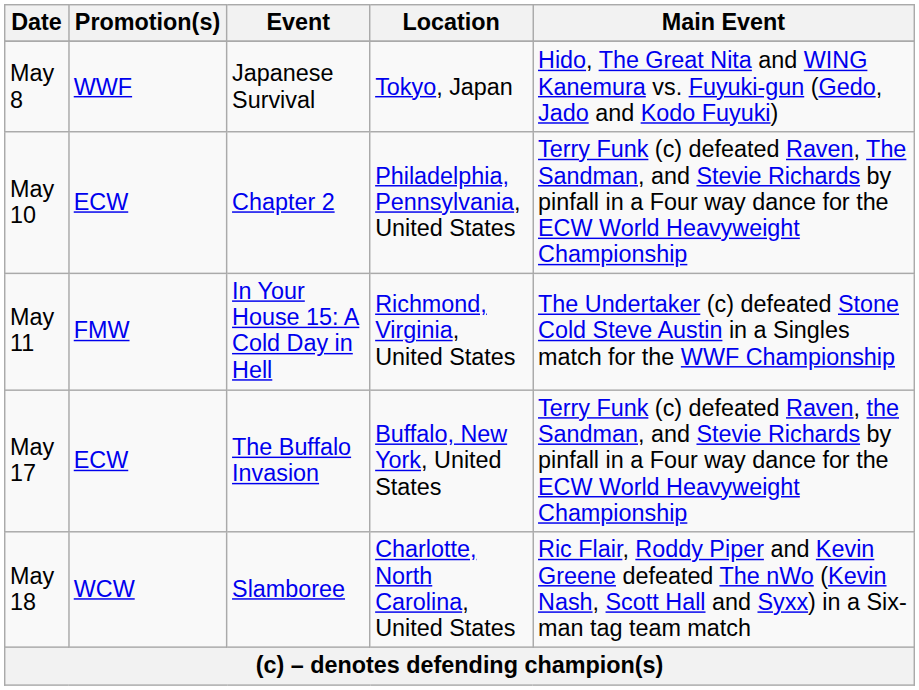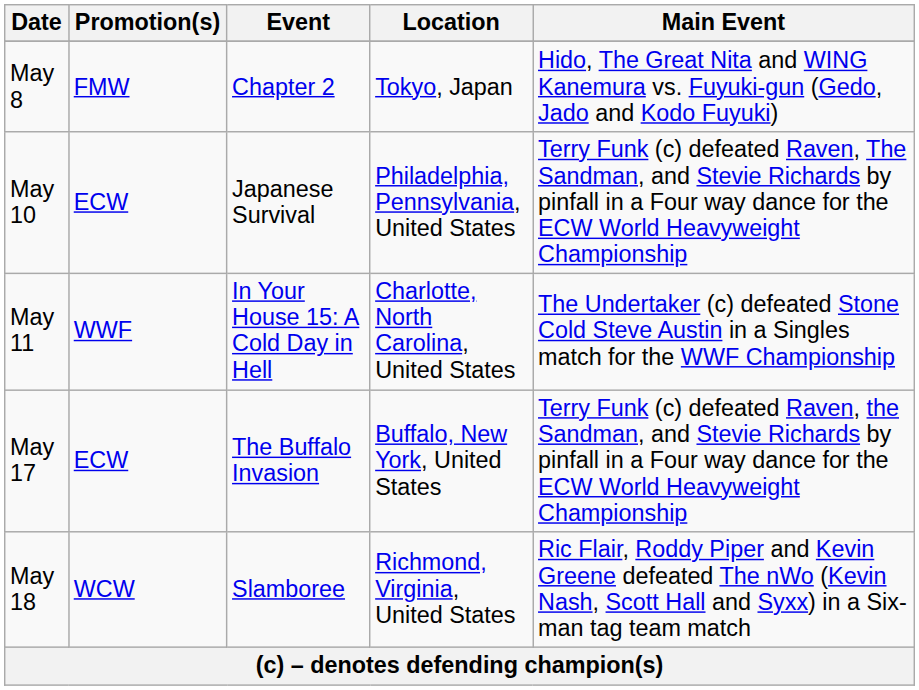(103, 86) WWF -> (102, 86) FMW
(283, 86) Japanese Survival -> (283, 86) Chapter 2
(283, 202) Chapter 2 -> (283, 202) Japanese Survival
(102, 331) FMW -> (103, 331) WWF
(445, 331) Richmond, Virginia, United States -> (445, 331) Charlotte, North Carolina, United States
(445, 589) Charlotte, North Carolina, United States -> (445, 589) Richmond, Virginia, United States
